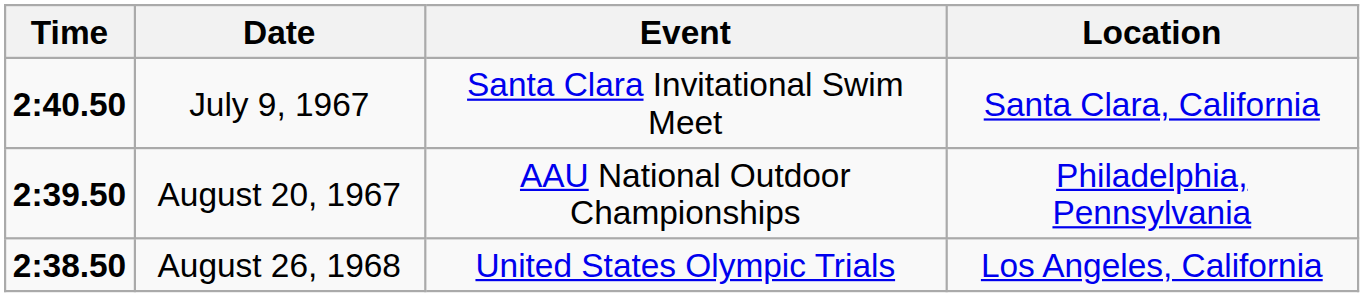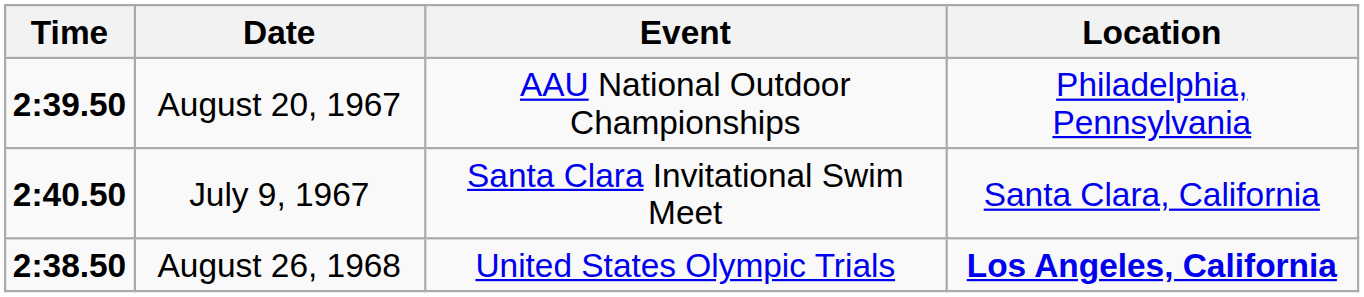rows swapped: (279, 103) <-> (279, 194)
(1152, 265) normal -> (1152, 265) bold
